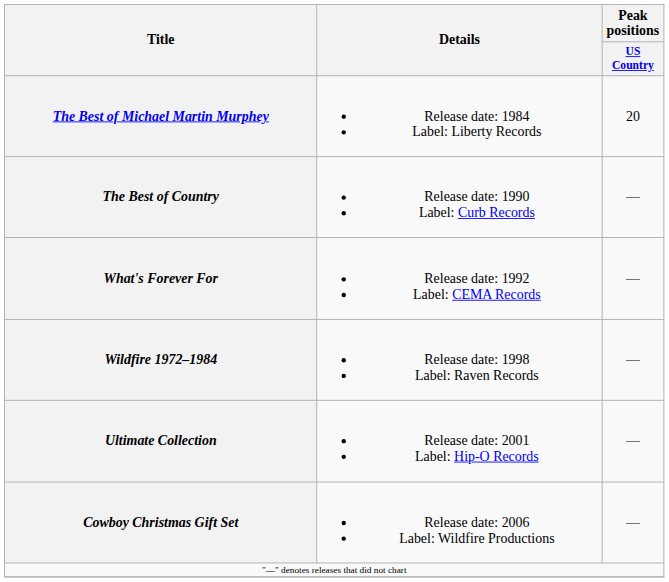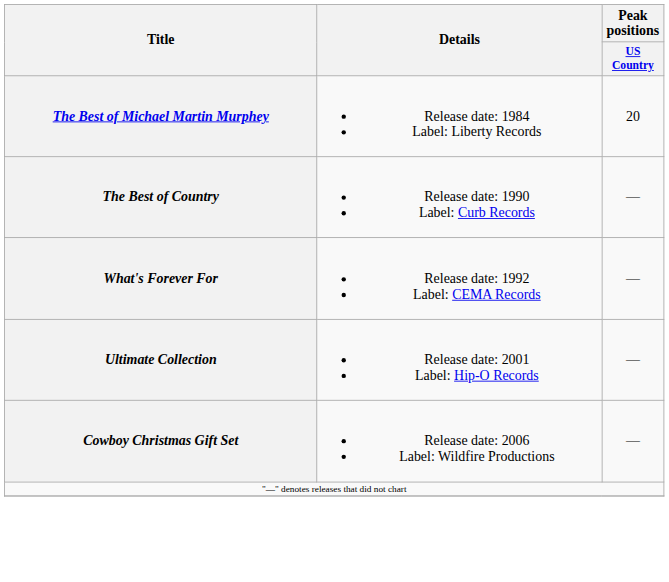- row: (161, 359)
